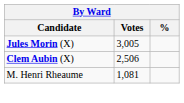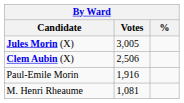+ row: (43, 75)
